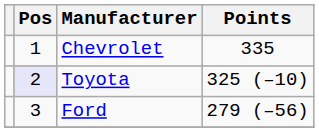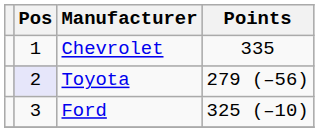(258, 81) 325 (–10) -> (258, 81) 279 (–56)
(258, 112) 279 (–56) -> (258, 112) 325 (–10)
